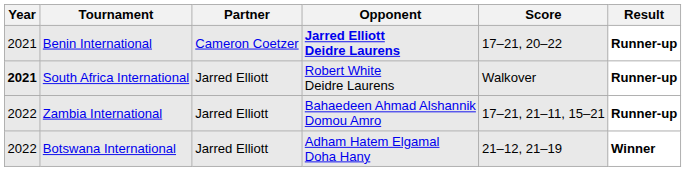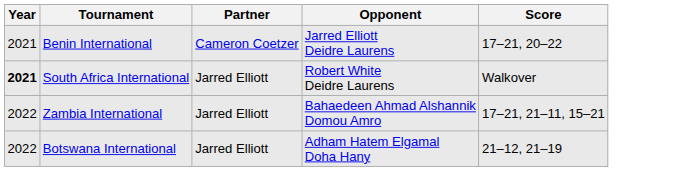- column: (644, 15)
(352, 43) bold -> (350, 43) normal
